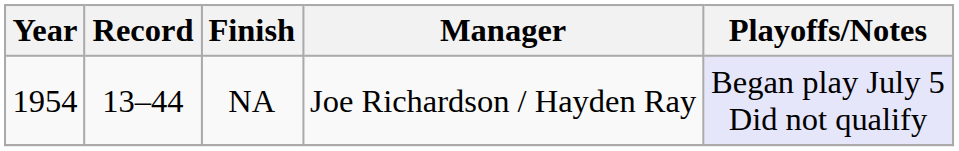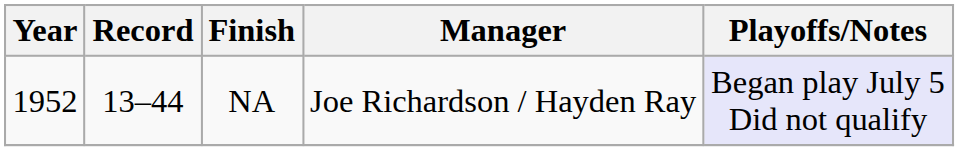(45, 100) 1954 -> (45, 100) 1952
